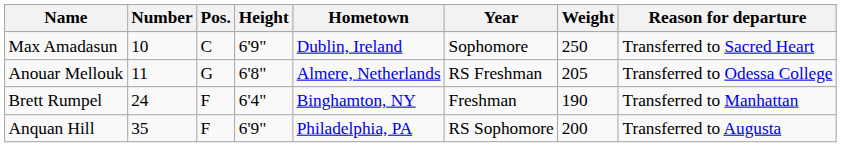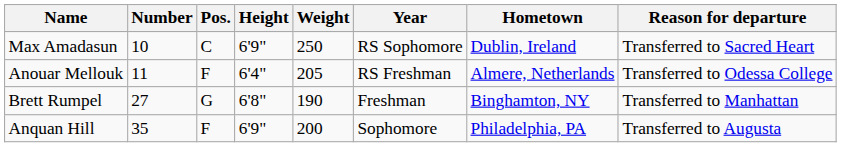columns swapped: (588, 18) <-> (369, 18)
(488, 45) Sophomore -> (410, 45) RS Sophomore
(207, 73) G -> (205, 73) F
(253, 73) 6'8" -> (253, 73) 6'4"
(140, 100) 24 -> (140, 100) 27
(205, 100) F -> (207, 100) G
(253, 100) 6'4" -> (253, 100) 6'8"
(501, 127) RS Sophomore -> (397, 127) Sophomore
